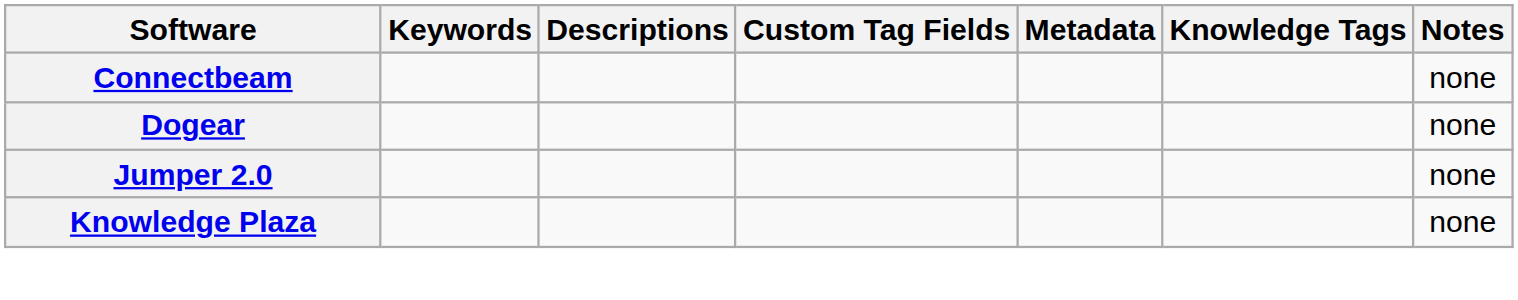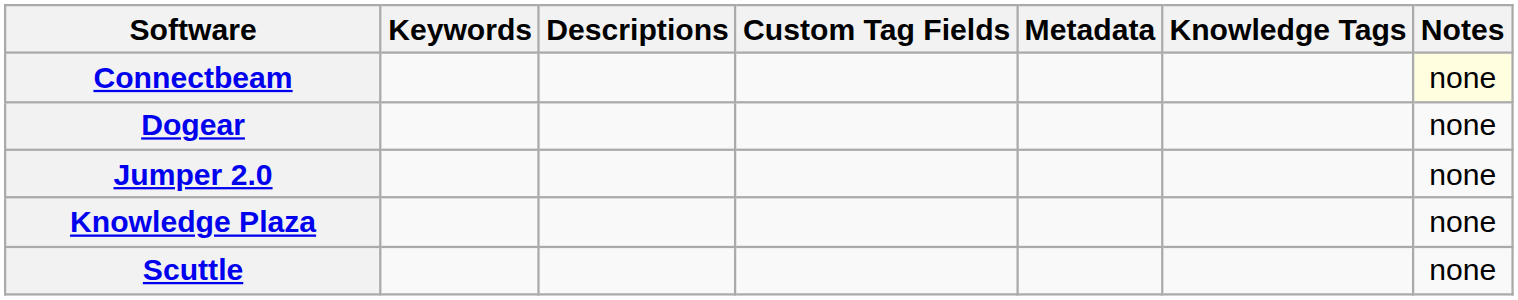(1463, 78) no background -> (1463, 78) lightyellow background
+ row: (193, 270)
